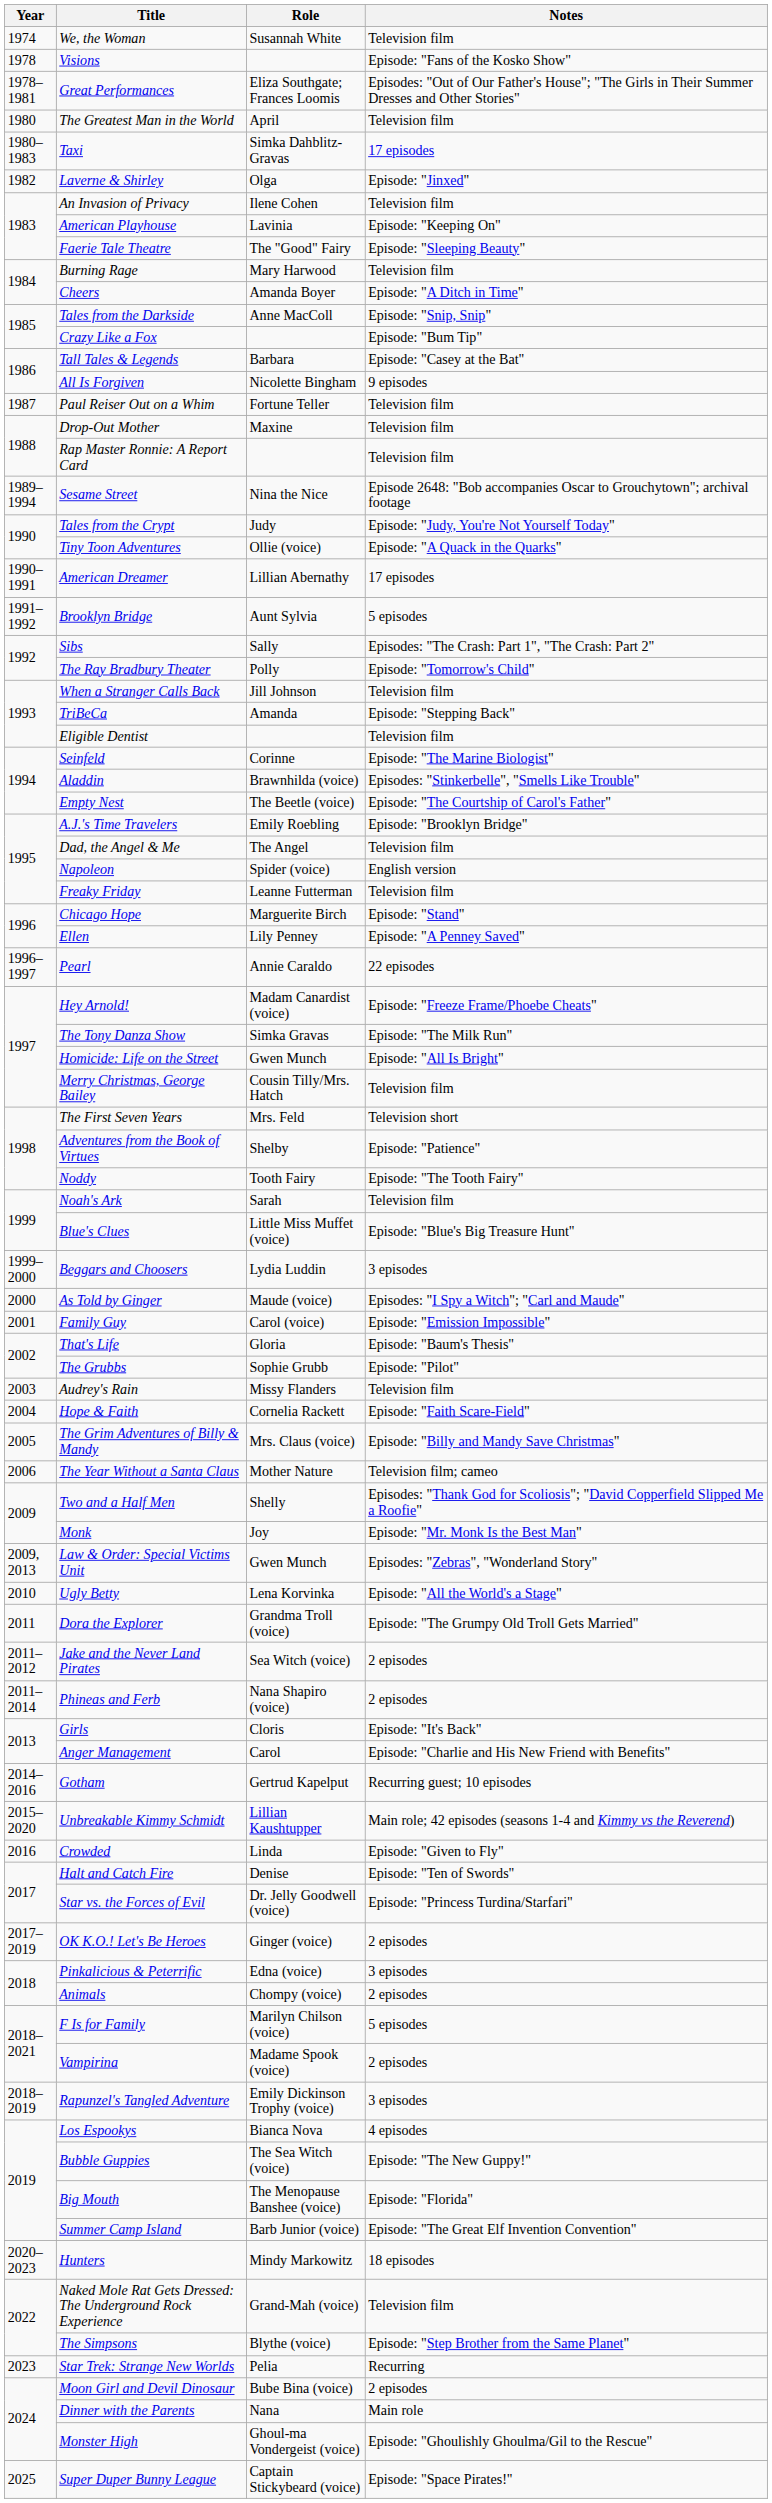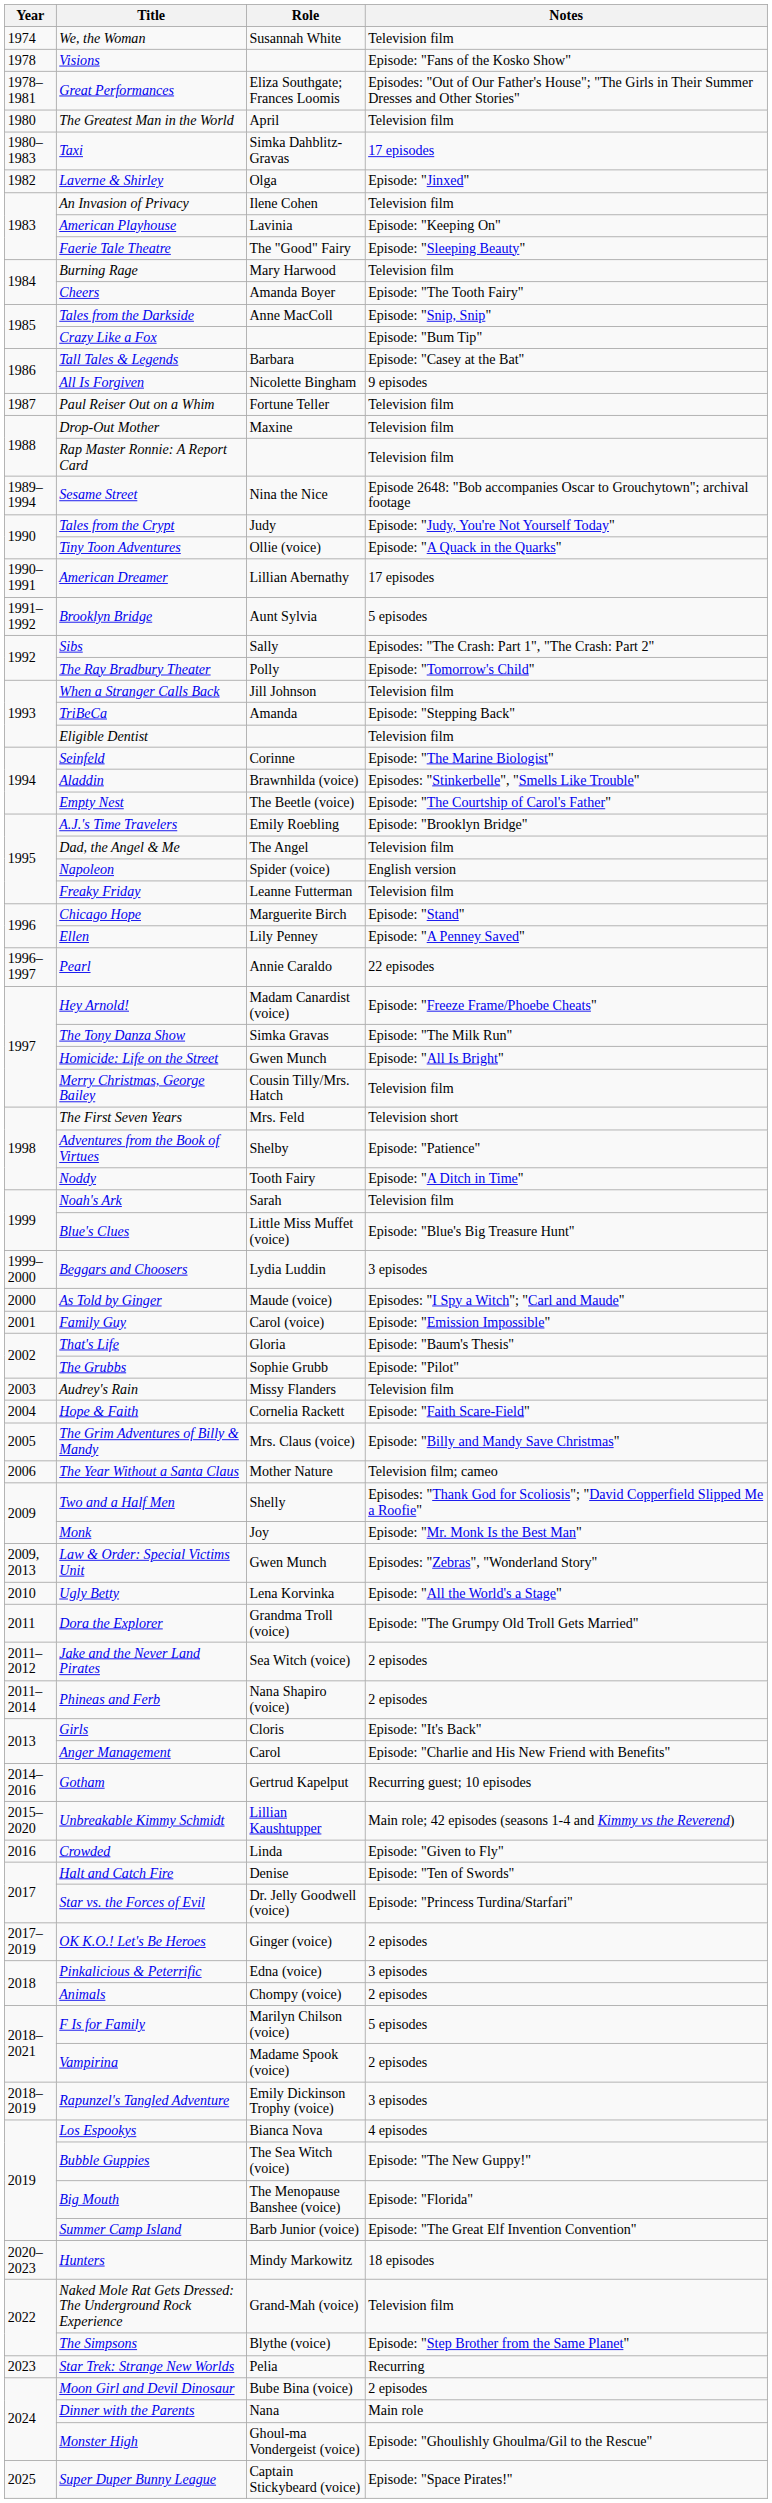(446, 292) Episode: "A Ditch in Time" -> (446, 292) Episode: "The Tooth Fairy"
(446, 1178) Episode: "The Tooth Fairy" -> (446, 1178) Episode: "A Ditch in Time"
